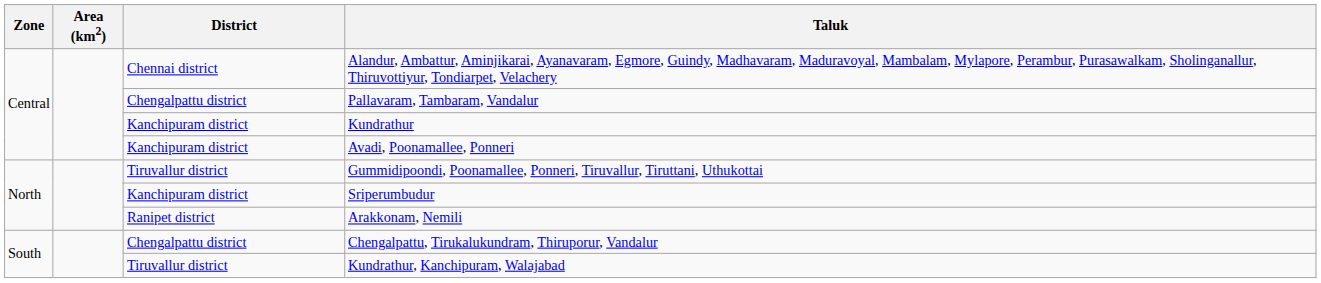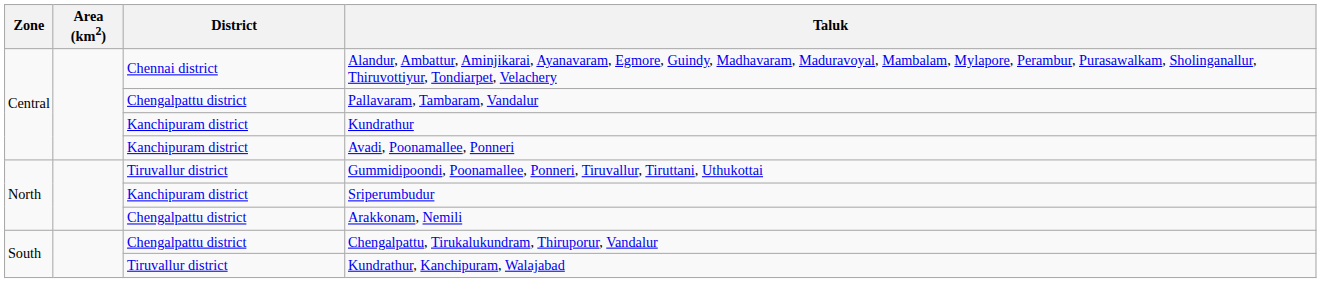(171, 218) Ranipet district -> (187, 218) Chengalpattu district
